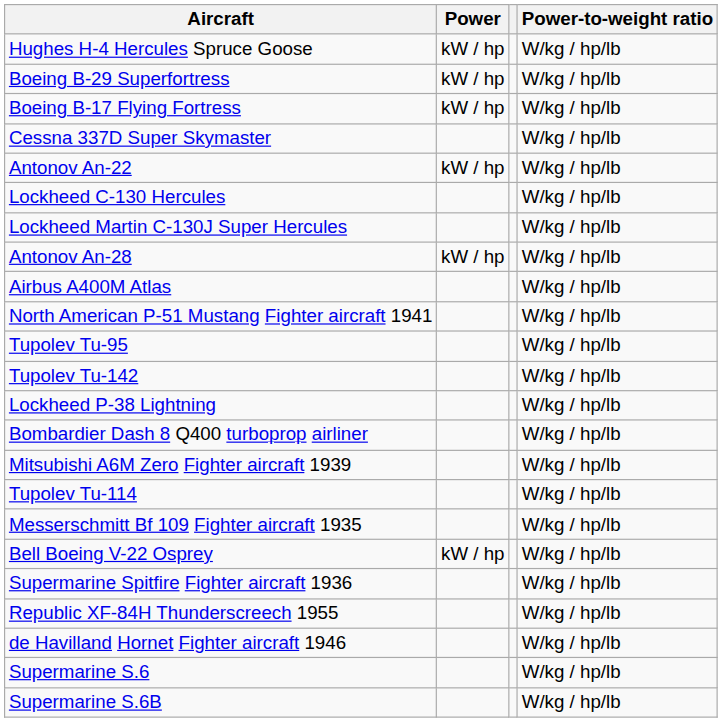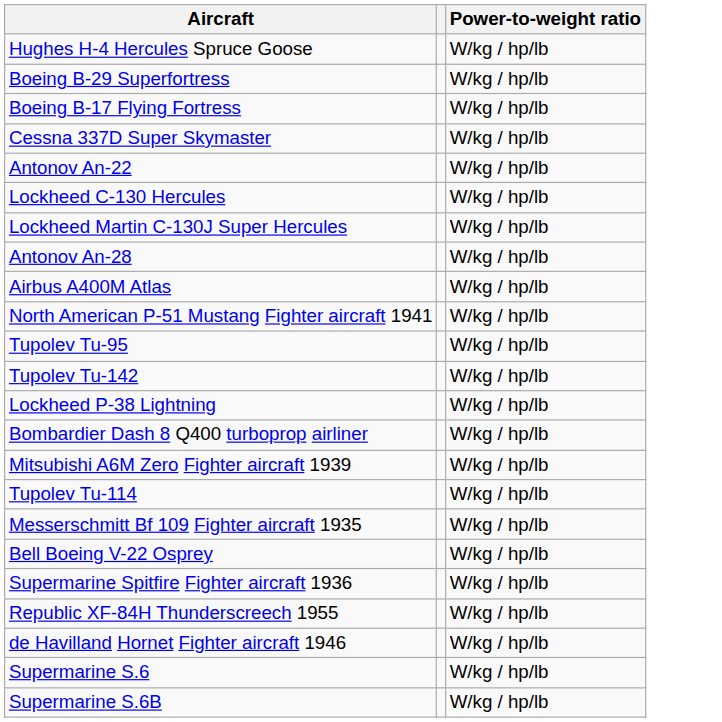- column: (473, 19)
